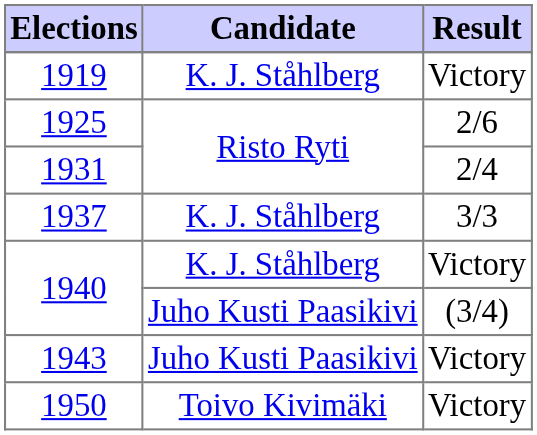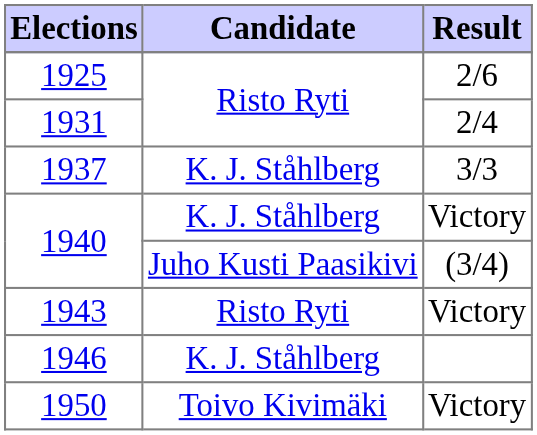- row: (74, 75)
(283, 358) Juho Kusti Paasikivi -> (283, 310) Risto Ryti
+ row: (74, 358)
